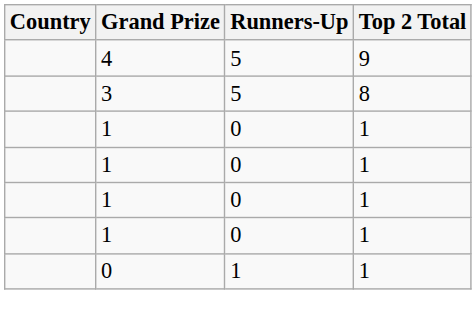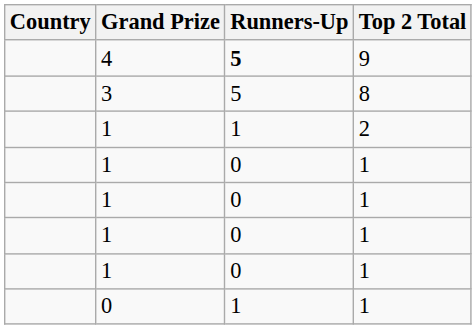(236, 57) normal -> (236, 57) bold
+ row: (107, 128)
